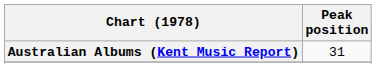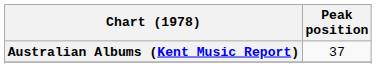(337, 52) 31 -> (337, 52) 37
